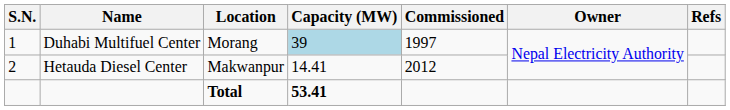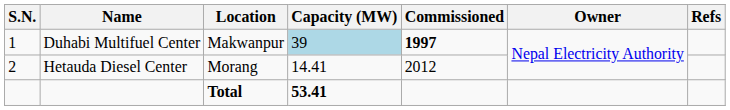(233, 42) Morang -> (246, 42) Makwanpur
(421, 42) normal -> (421, 42) bold
(246, 67) Makwanpur -> (233, 67) Morang
